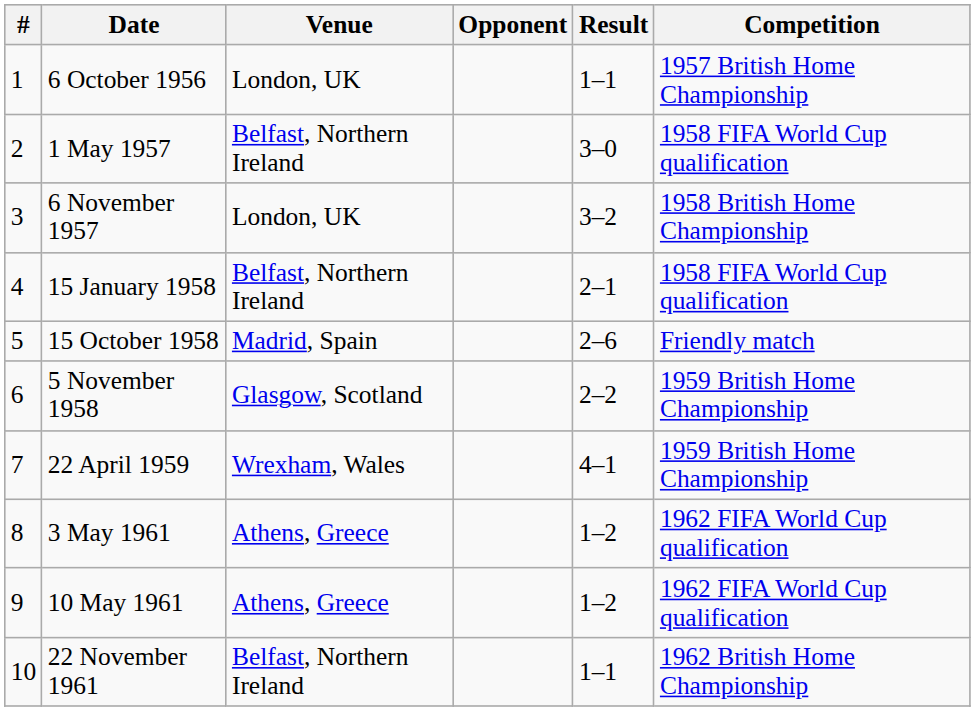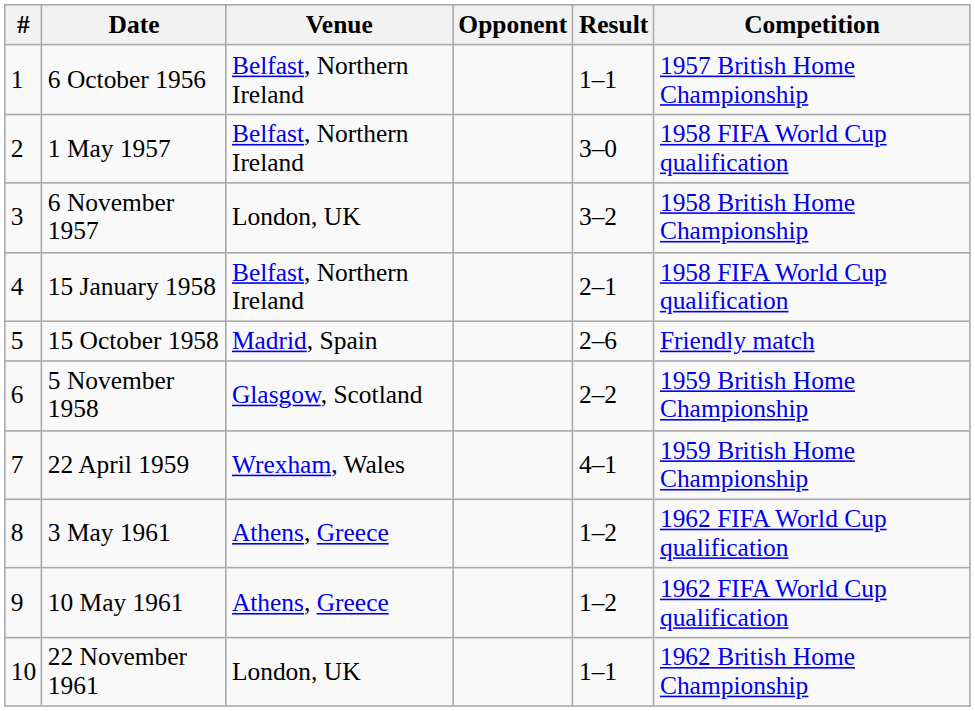(296, 79) London, UK -> (320, 79) Belfast, Northern Ireland
(320, 671) Belfast, Northern Ireland -> (296, 671) London, UK
